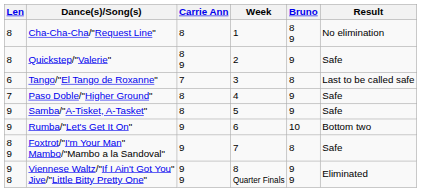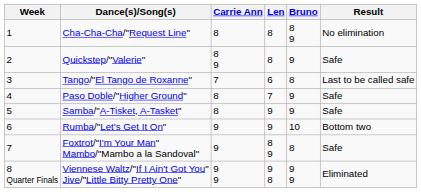columns swapped: (259, 12) <-> (15, 12)
